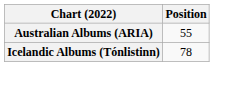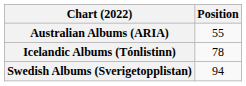+ row: (99, 71)
